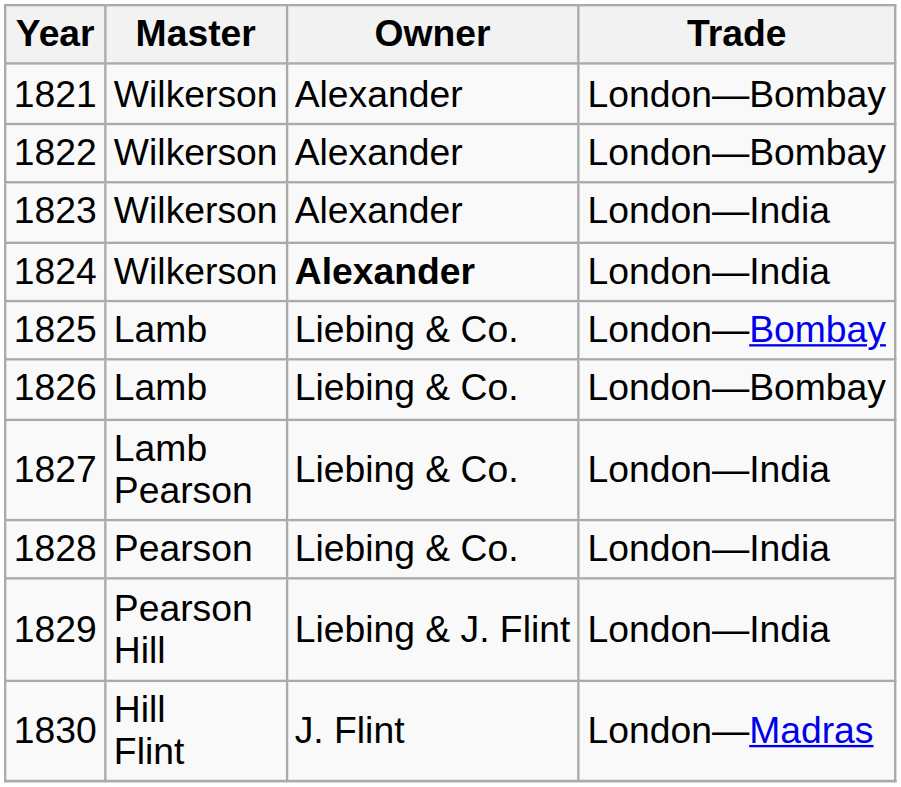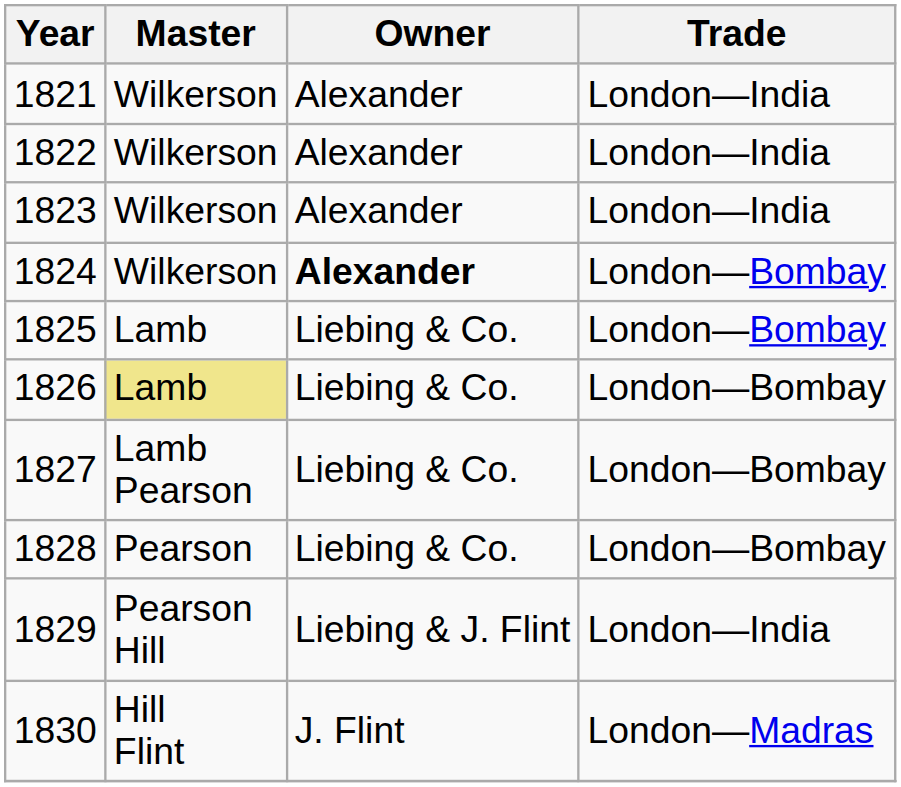(737, 93) London—Bombay -> (709, 93) London—India
(737, 152) London—Bombay -> (709, 152) London—India
(709, 270) London—India -> (737, 270) London—Bombay
(161, 388) no background -> (161, 388) khaki background
(709, 468) London—India -> (737, 468) London—Bombay
(709, 548) London—India -> (737, 548) London—Bombay
